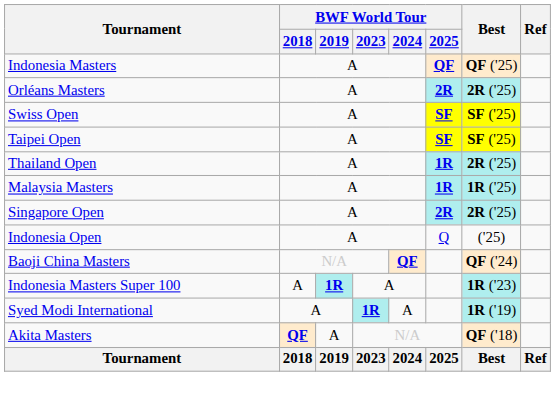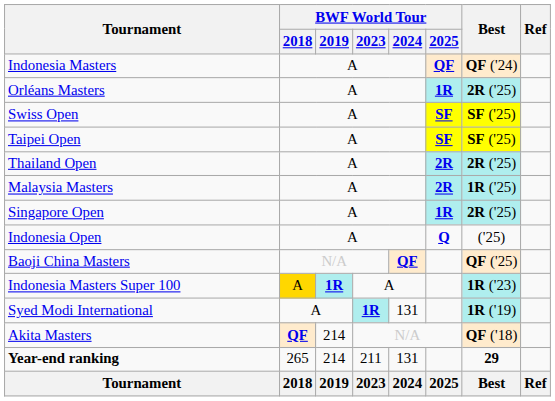(492, 66) QF ('25) -> (492, 66) QF ('24)
(444, 90) 2R -> (444, 90) 1R
(444, 163) 1R -> (444, 163) 2R
(444, 188) 1R -> (444, 188) 2R
(444, 212) 2R -> (444, 212) 1R
(444, 237) normal -> (444, 237) bold
(492, 261) QF ('24) -> (492, 261) QF ('25)
(298, 286) no background -> (298, 286) gold background
(407, 310) A -> (407, 310) 131
(334, 335) A -> (334, 335) 214
+ row: (64, 359)
